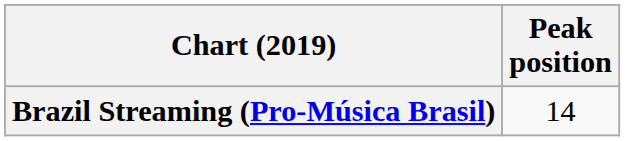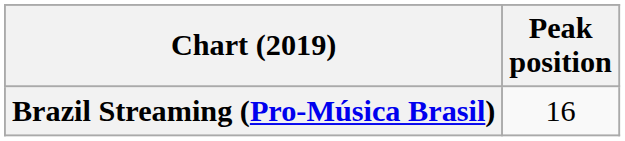(561, 110) 14 -> (561, 110) 16
